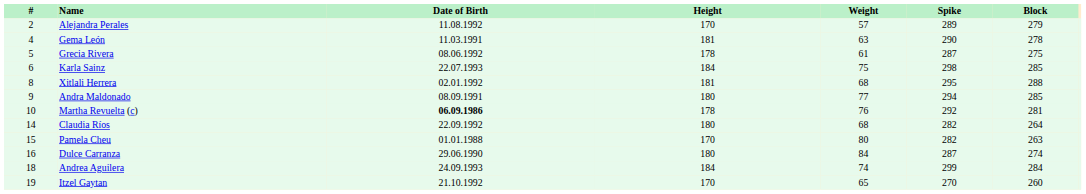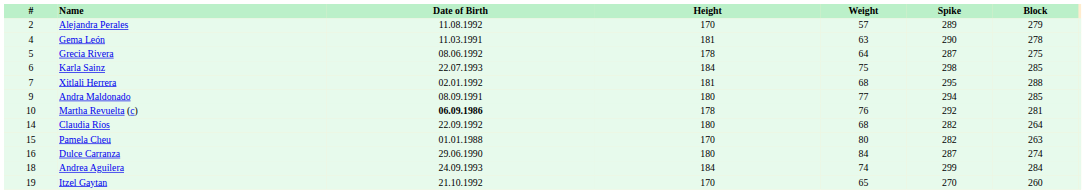(863, 54) 61 -> (863, 54) 64
(31, 82) 8 -> (31, 82) 7
